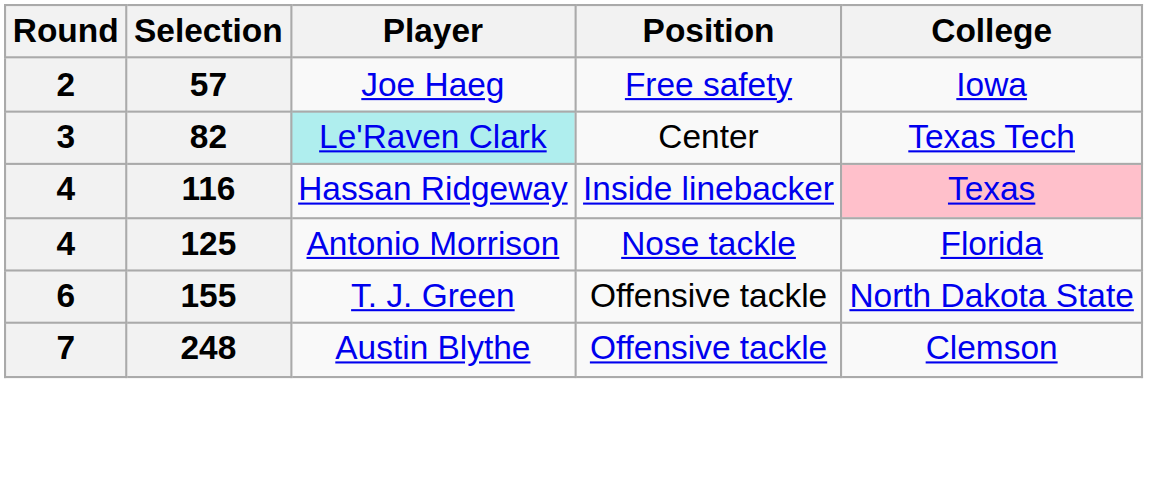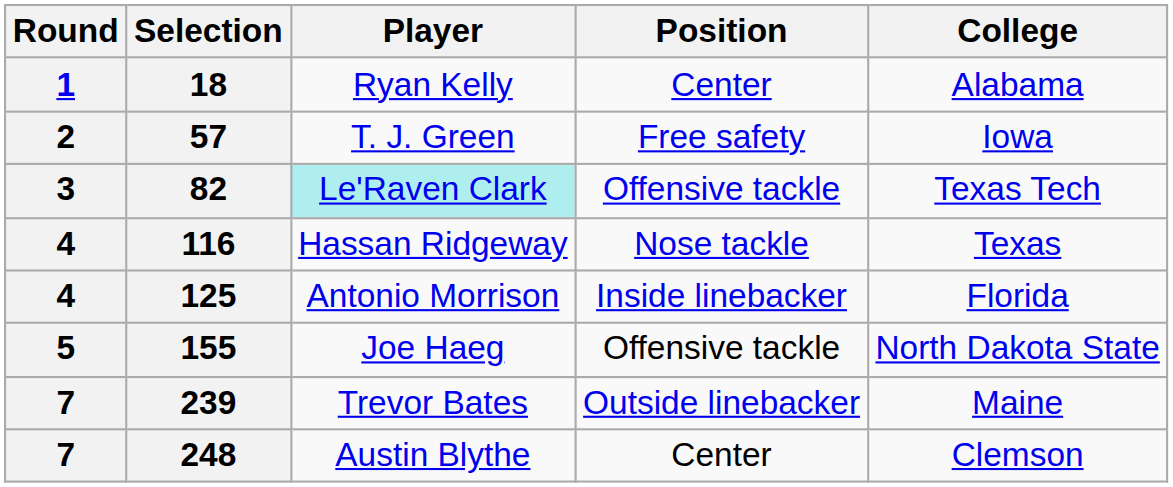+ row: (208, 84)
(433, 84) Joe Haeg -> (433, 137) T. J. Green
(709, 137) Center -> (722, 190) Offensive tackle
(709, 190) Inside linebacker -> (722, 243) Nose tackle
(992, 190) pink background -> (1018, 243) no background
(709, 243) Nose tackle -> (722, 296) Inside linebacker
(66, 296) 6 -> (66, 349) 5
(433, 296) T. J. Green -> (433, 349) Joe Haeg
+ row: (208, 402)
(709, 349) Offensive tackle -> (722, 455) Center
